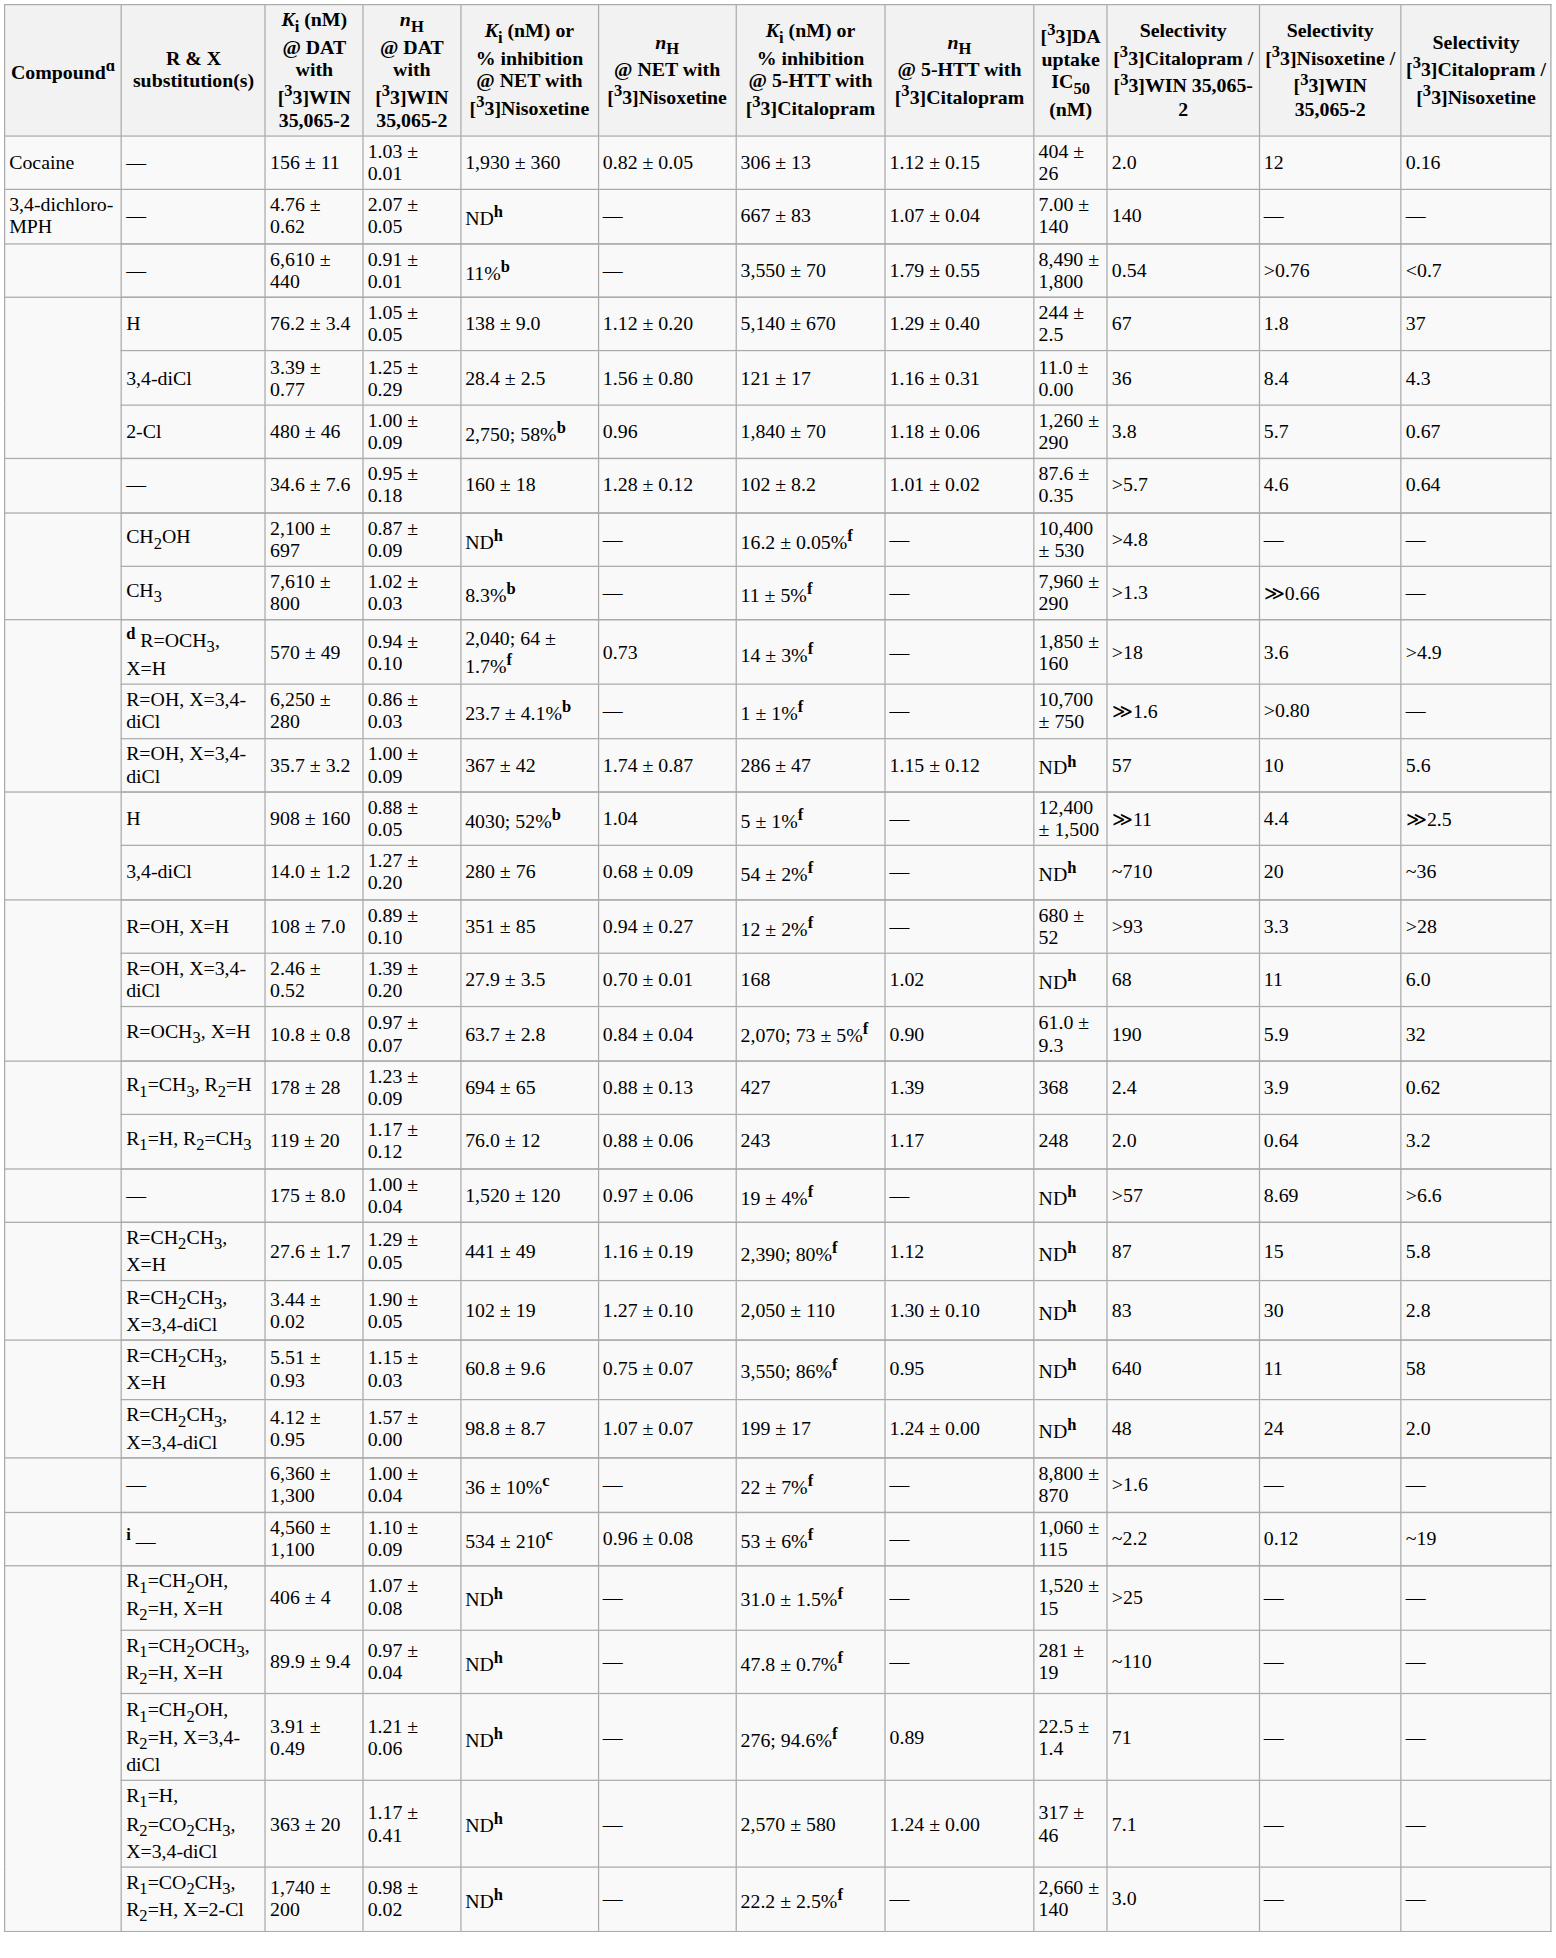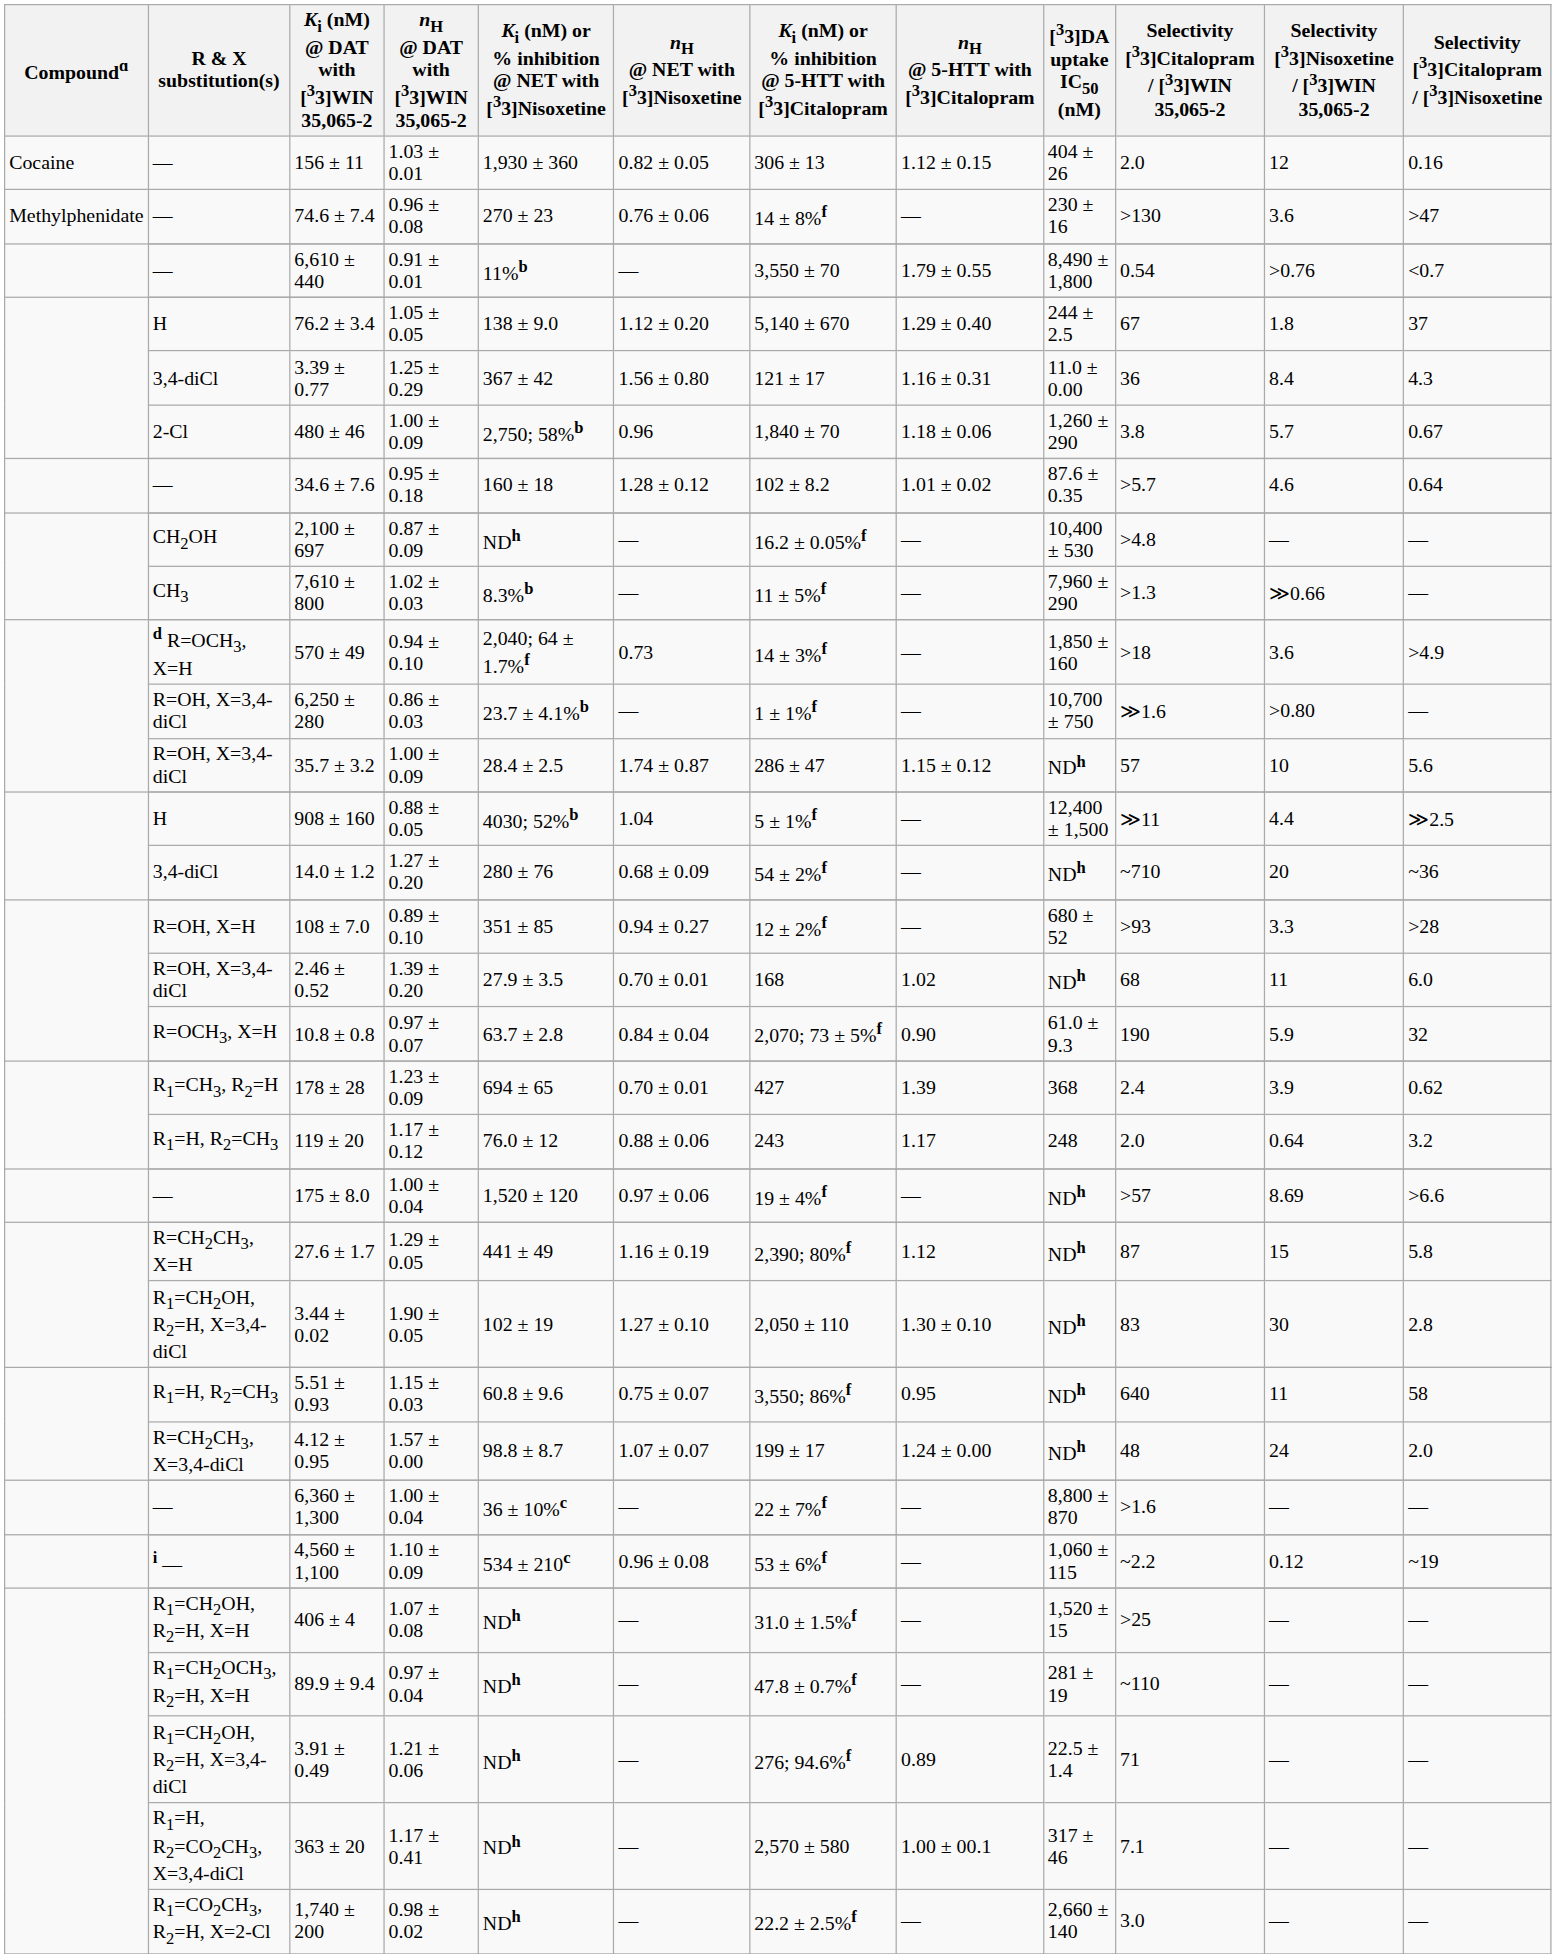+ row: (334, 216)
- row: (295, 216)
(505, 377) 28.4 ± 2.5 -> (518, 377) 367 ± 42
(500, 764) 367 ± 42 -> (523, 764) 28.4 ± 2.5
(648, 1087) 0.88 ± 0.13 -> (664, 1087) 0.70 ± 0.01
(177, 1310) R=CH2CH3, X=3,4-diCl -> (210, 1324) R1=CH2OH, R2=H, X=3,4-diCl
(177, 1369) R=CH2CH3, X=H -> (216, 1394) R1=H, R2=CH3
(935, 1823) 1.24 ± 0.00 -> (946, 1845) 1.00 ± 00.1
